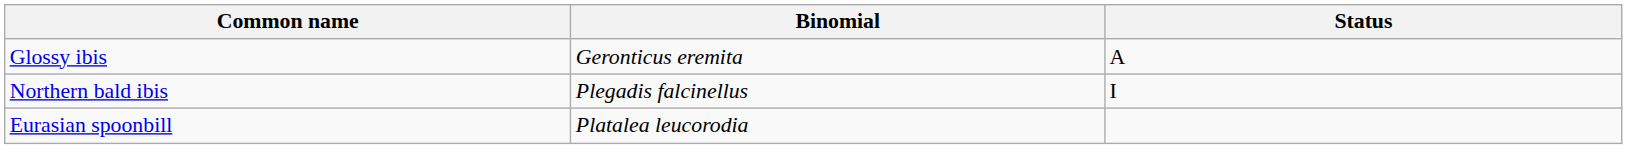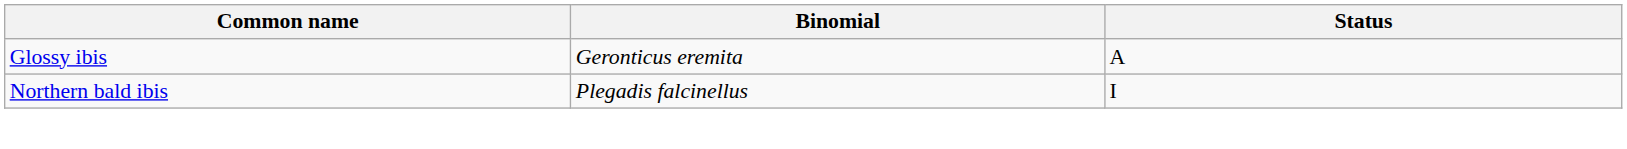- row: (91, 125)
